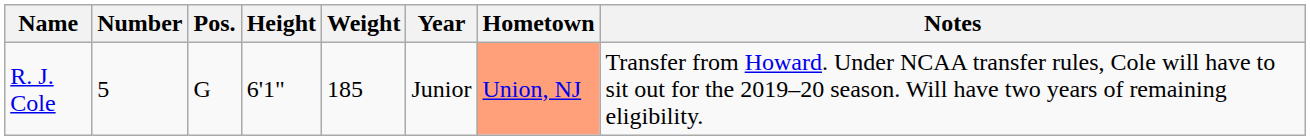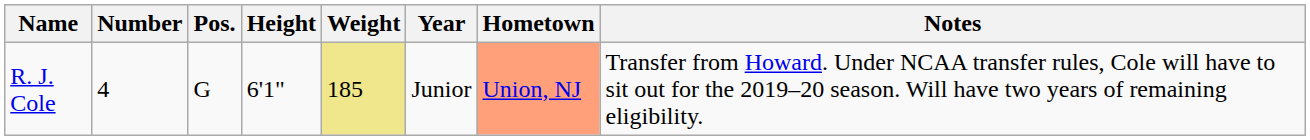(103, 88) 5 -> (103, 88) 4
(345, 88) no background -> (345, 88) khaki background
